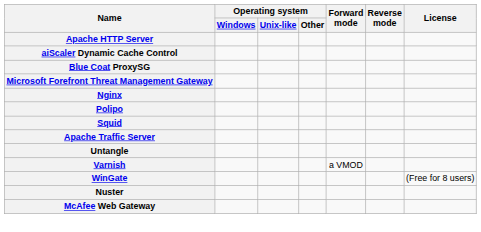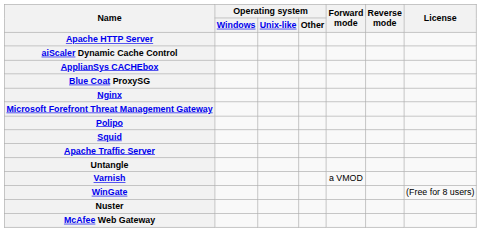+ row: (110, 67)
rows swapped: (110, 94) <-> (110, 81)
